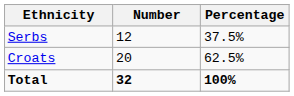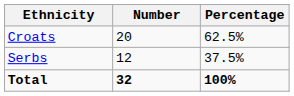rows swapped: (32, 59) <-> (28, 37)
